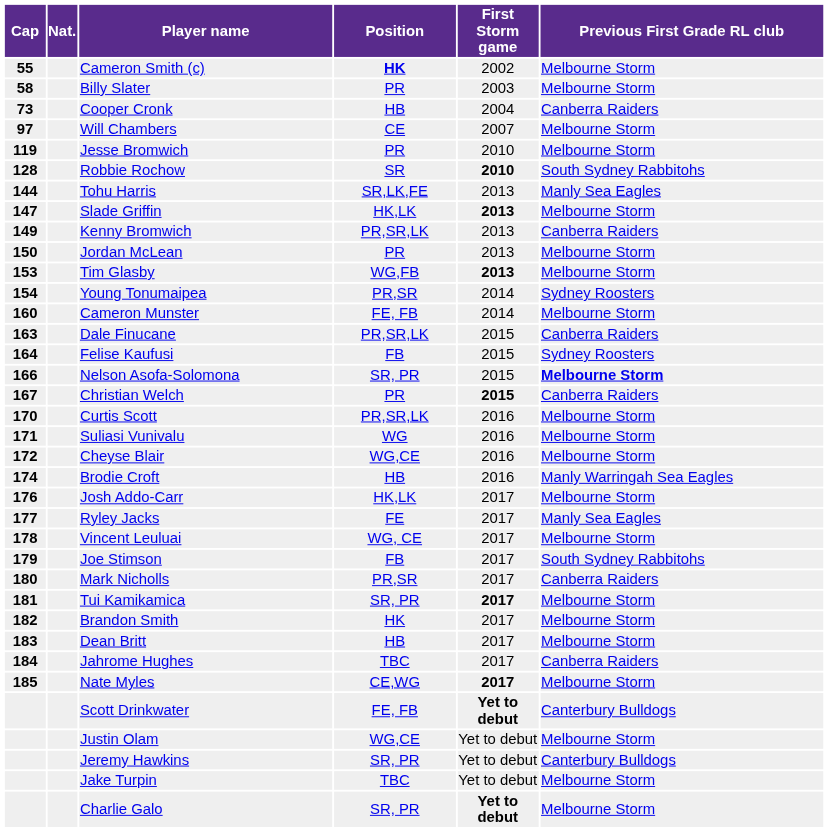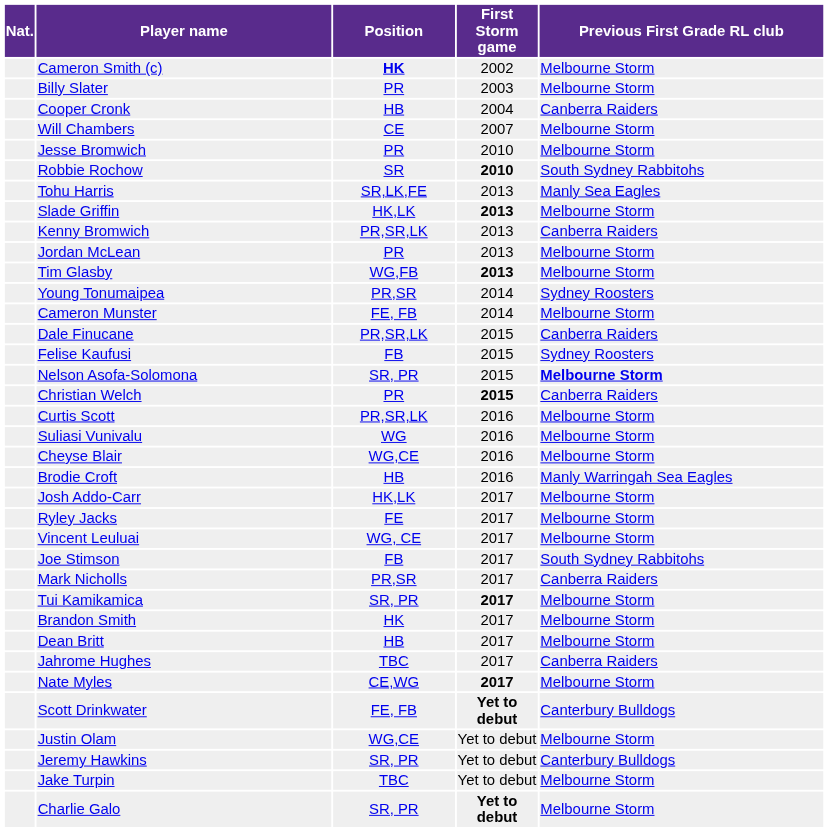- column: (25, 30)
(601, 518) Manly Sea Eagles -> (597, 518) Melbourne Storm
